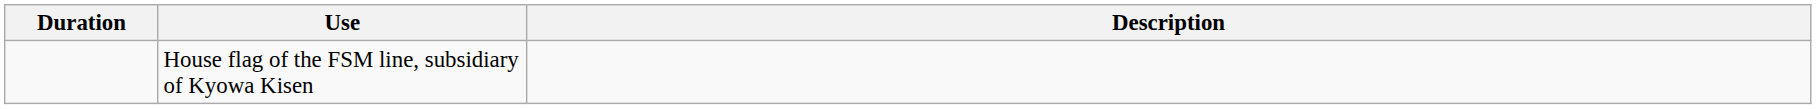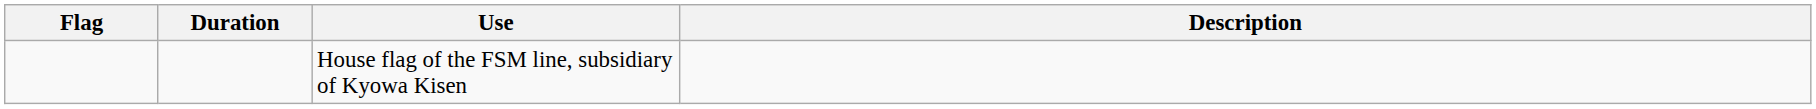+ column: (81, 22)
